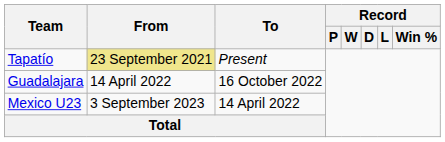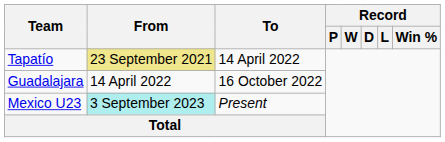(243, 59) Present -> (259, 59) 14 April 2022
(147, 103) no background -> (147, 103) paleturquoise background
(259, 103) 14 April 2022 -> (243, 103) Present
